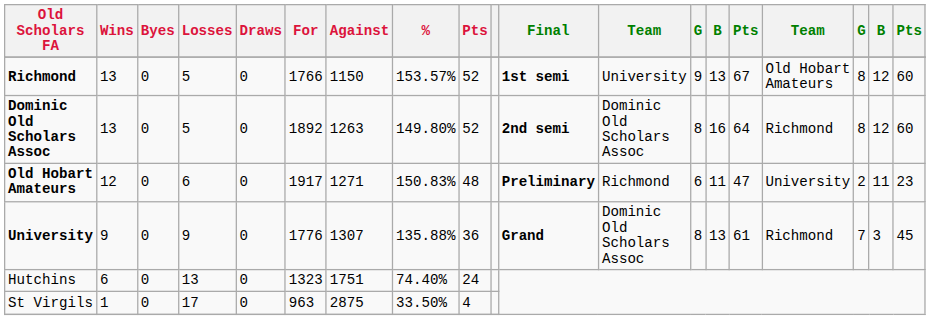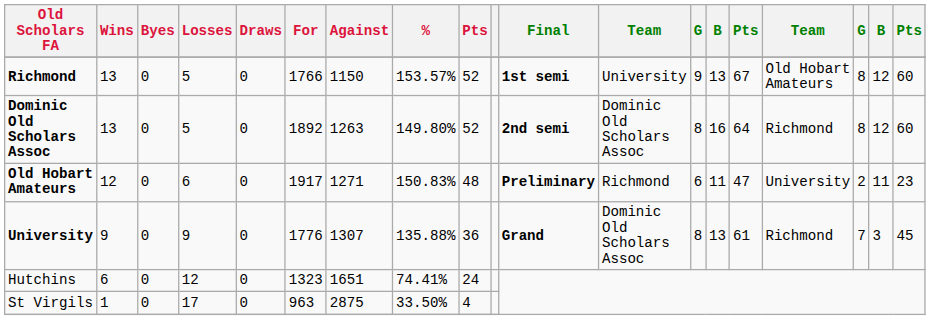(190, 281) 13 -> (190, 281) 12
(347, 281) 1751 -> (347, 281) 1651
(421, 281) 74.40% -> (421, 281) 74.41%
